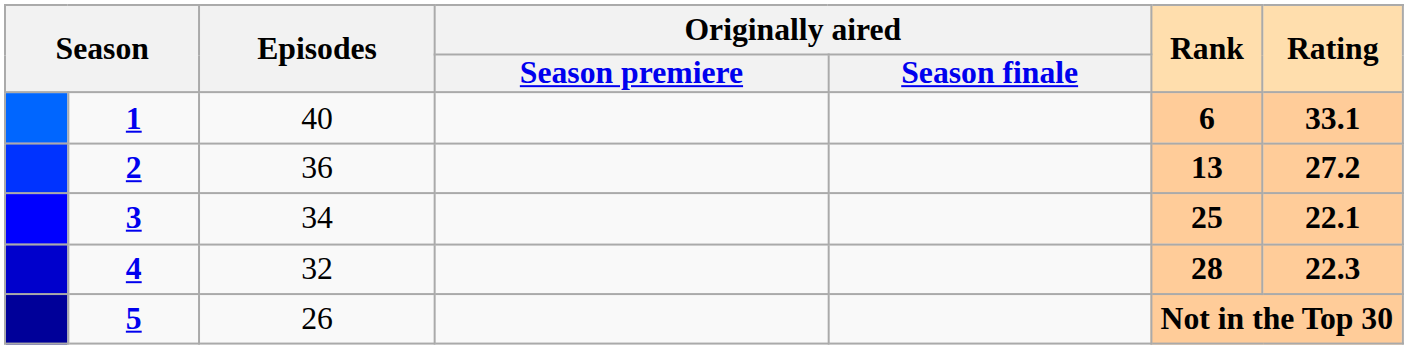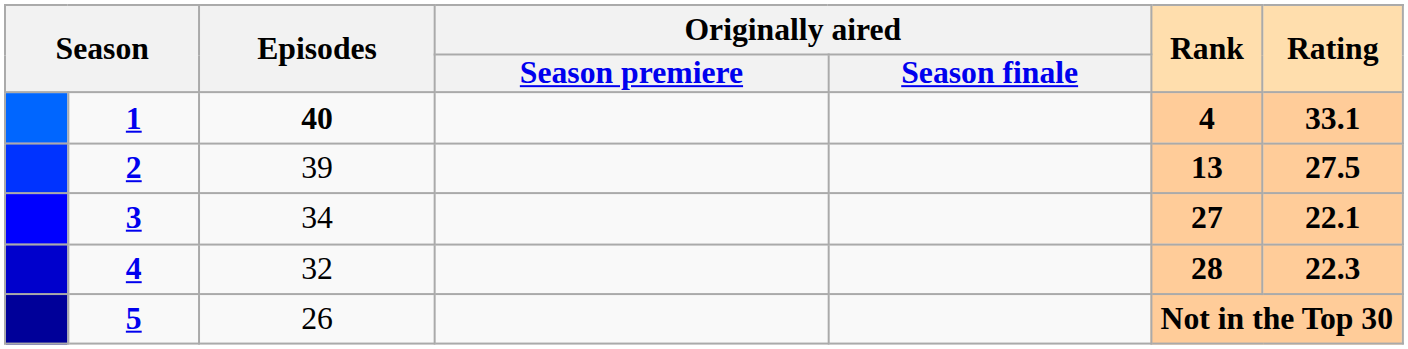(317, 117) normal -> (317, 117) bold
(1207, 117) 6 -> (1207, 117) 4
(317, 167) 36 -> (317, 167) 39
(1333, 167) 27.2 -> (1333, 167) 27.5
(1207, 217) 25 -> (1207, 217) 27
